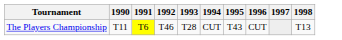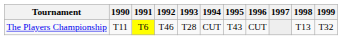+ column: (326, 12)
